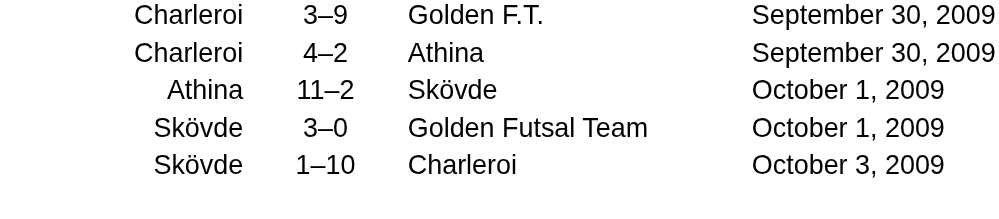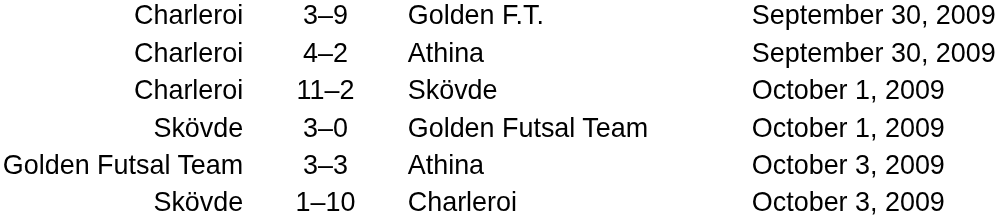(205, 90) Athina -> (189, 90) Charleroi
+ row: (325, 165)
